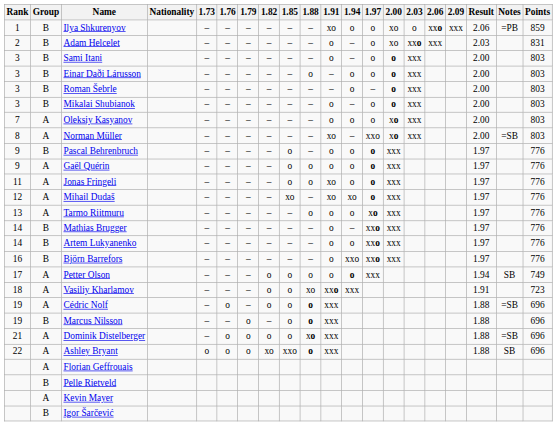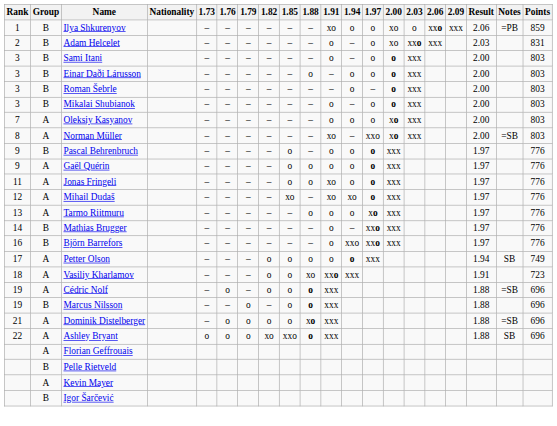- row: (100, 244)
